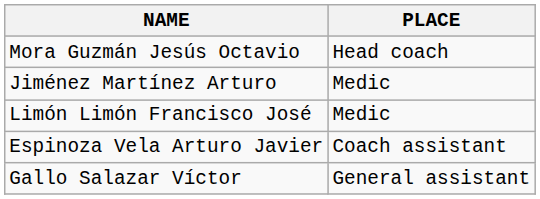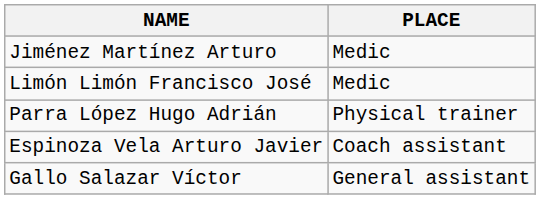- row: (155, 52)
+ row: (143, 115)
